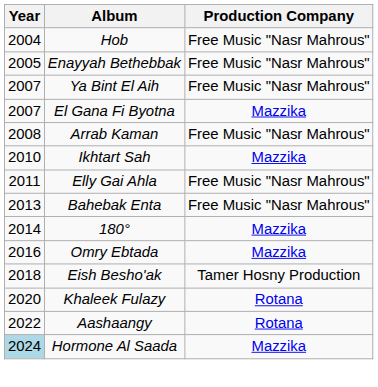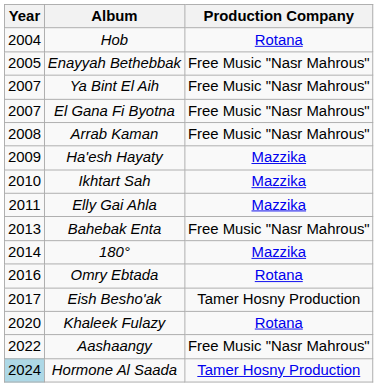(279, 39) Free Music "Nasr Mahrous" -> (279, 39) Rotana
(279, 110) Mazzika -> (279, 110) Free Music "Nasr Mahrous"
+ row: (114, 157)
(279, 181) Free Music "Nasr Mahrous" -> (279, 205) Mazzika
(279, 252) Mazzika -> (279, 275) Rotana
(24, 275) 2018 -> (24, 299) 2017
(279, 323) Rotana -> (279, 346) Free Music "Nasr Mahrous"
(279, 346) Mazzika -> (279, 370) Tamer Hosny Production
